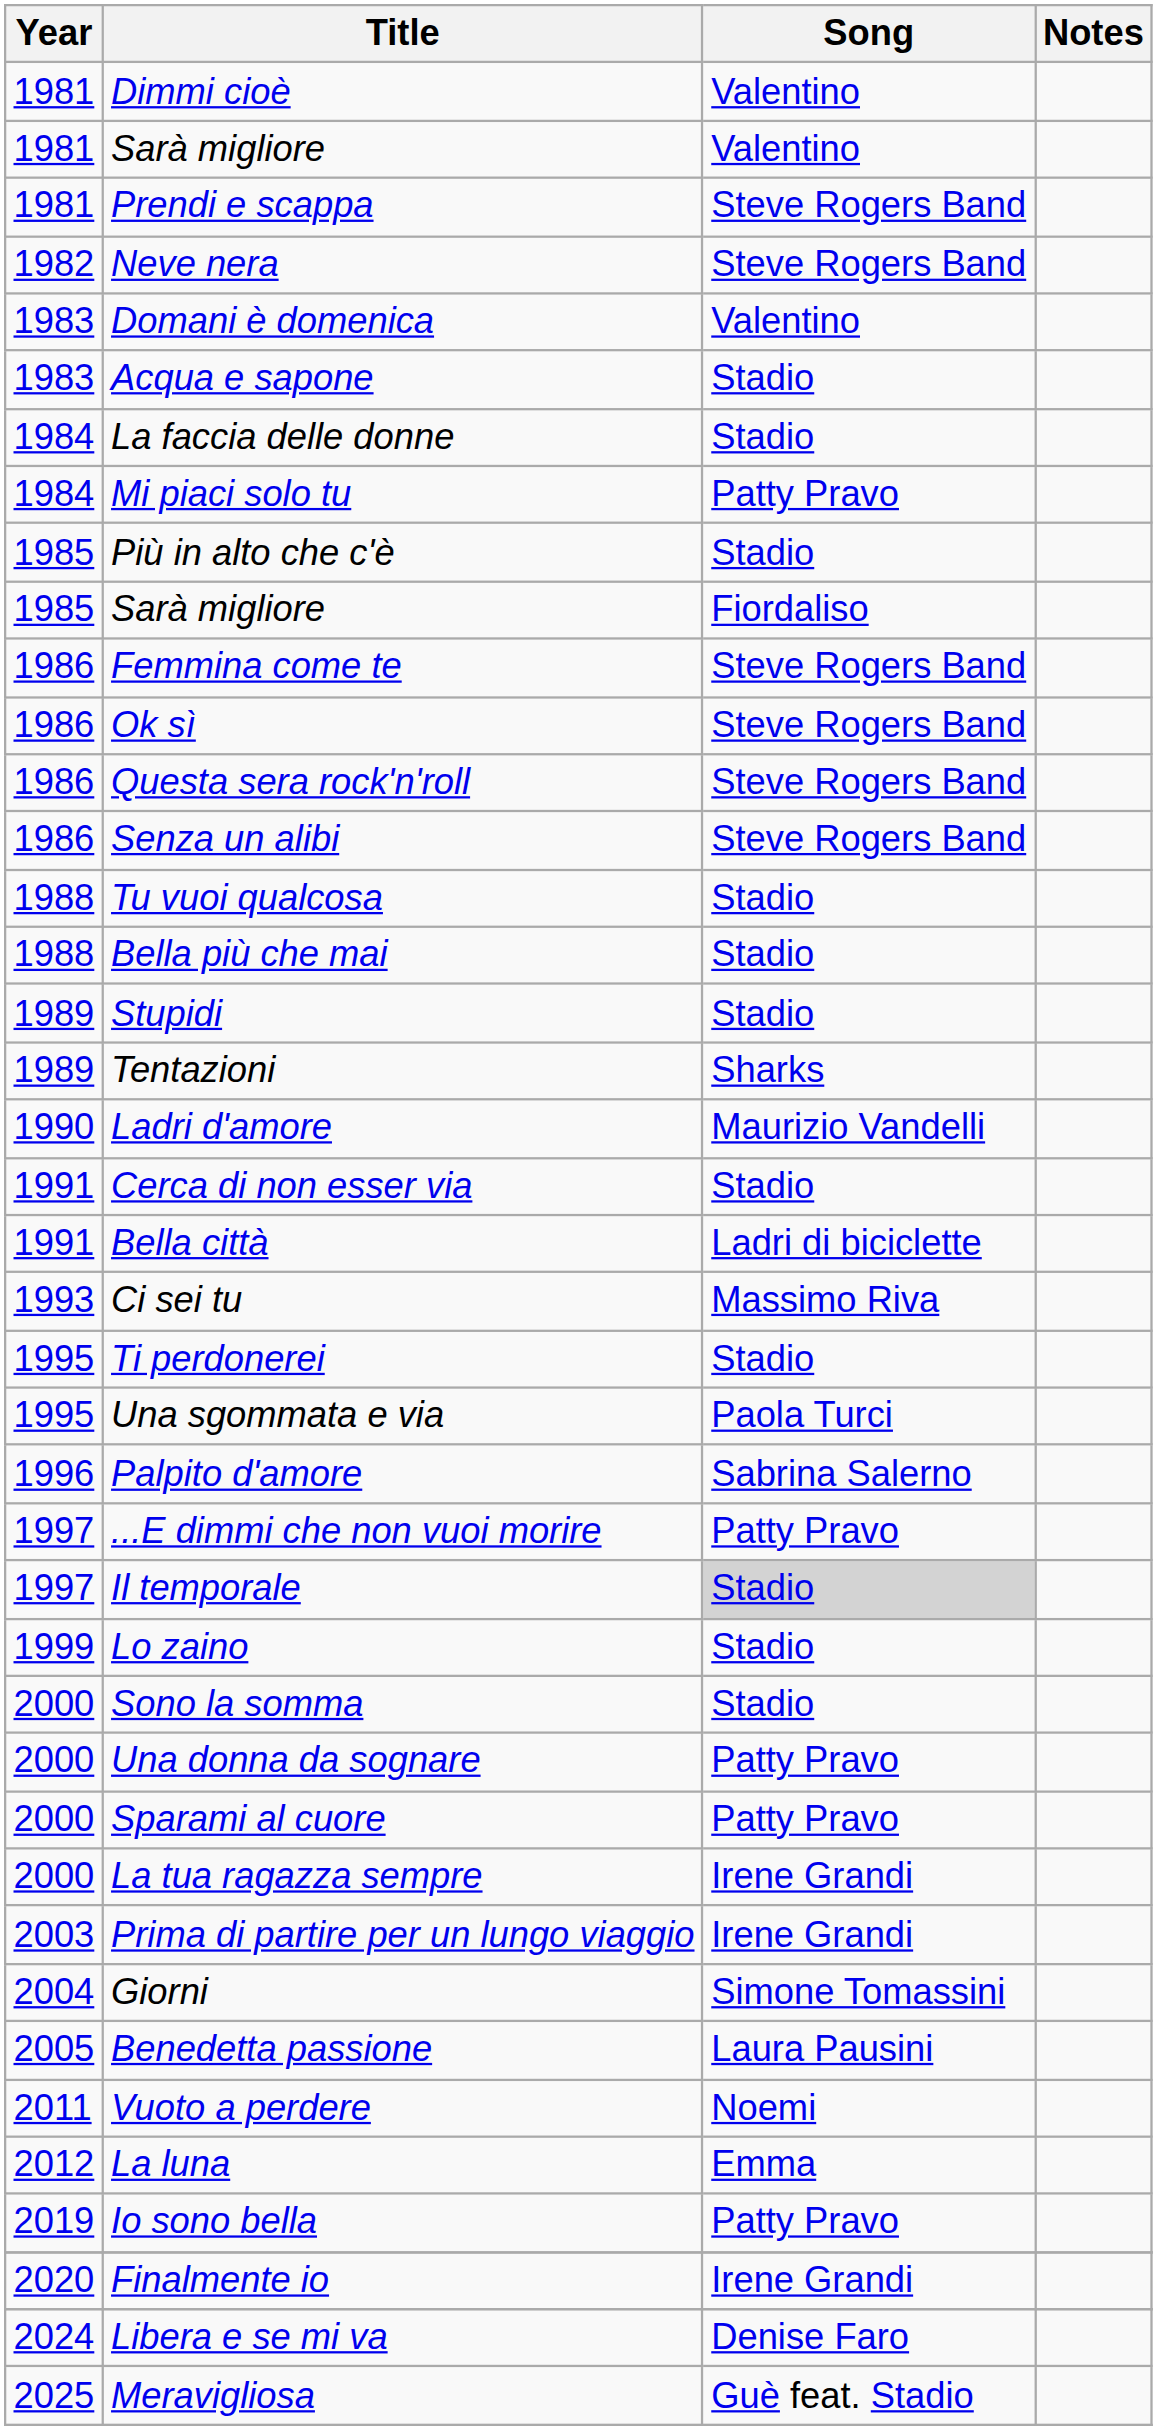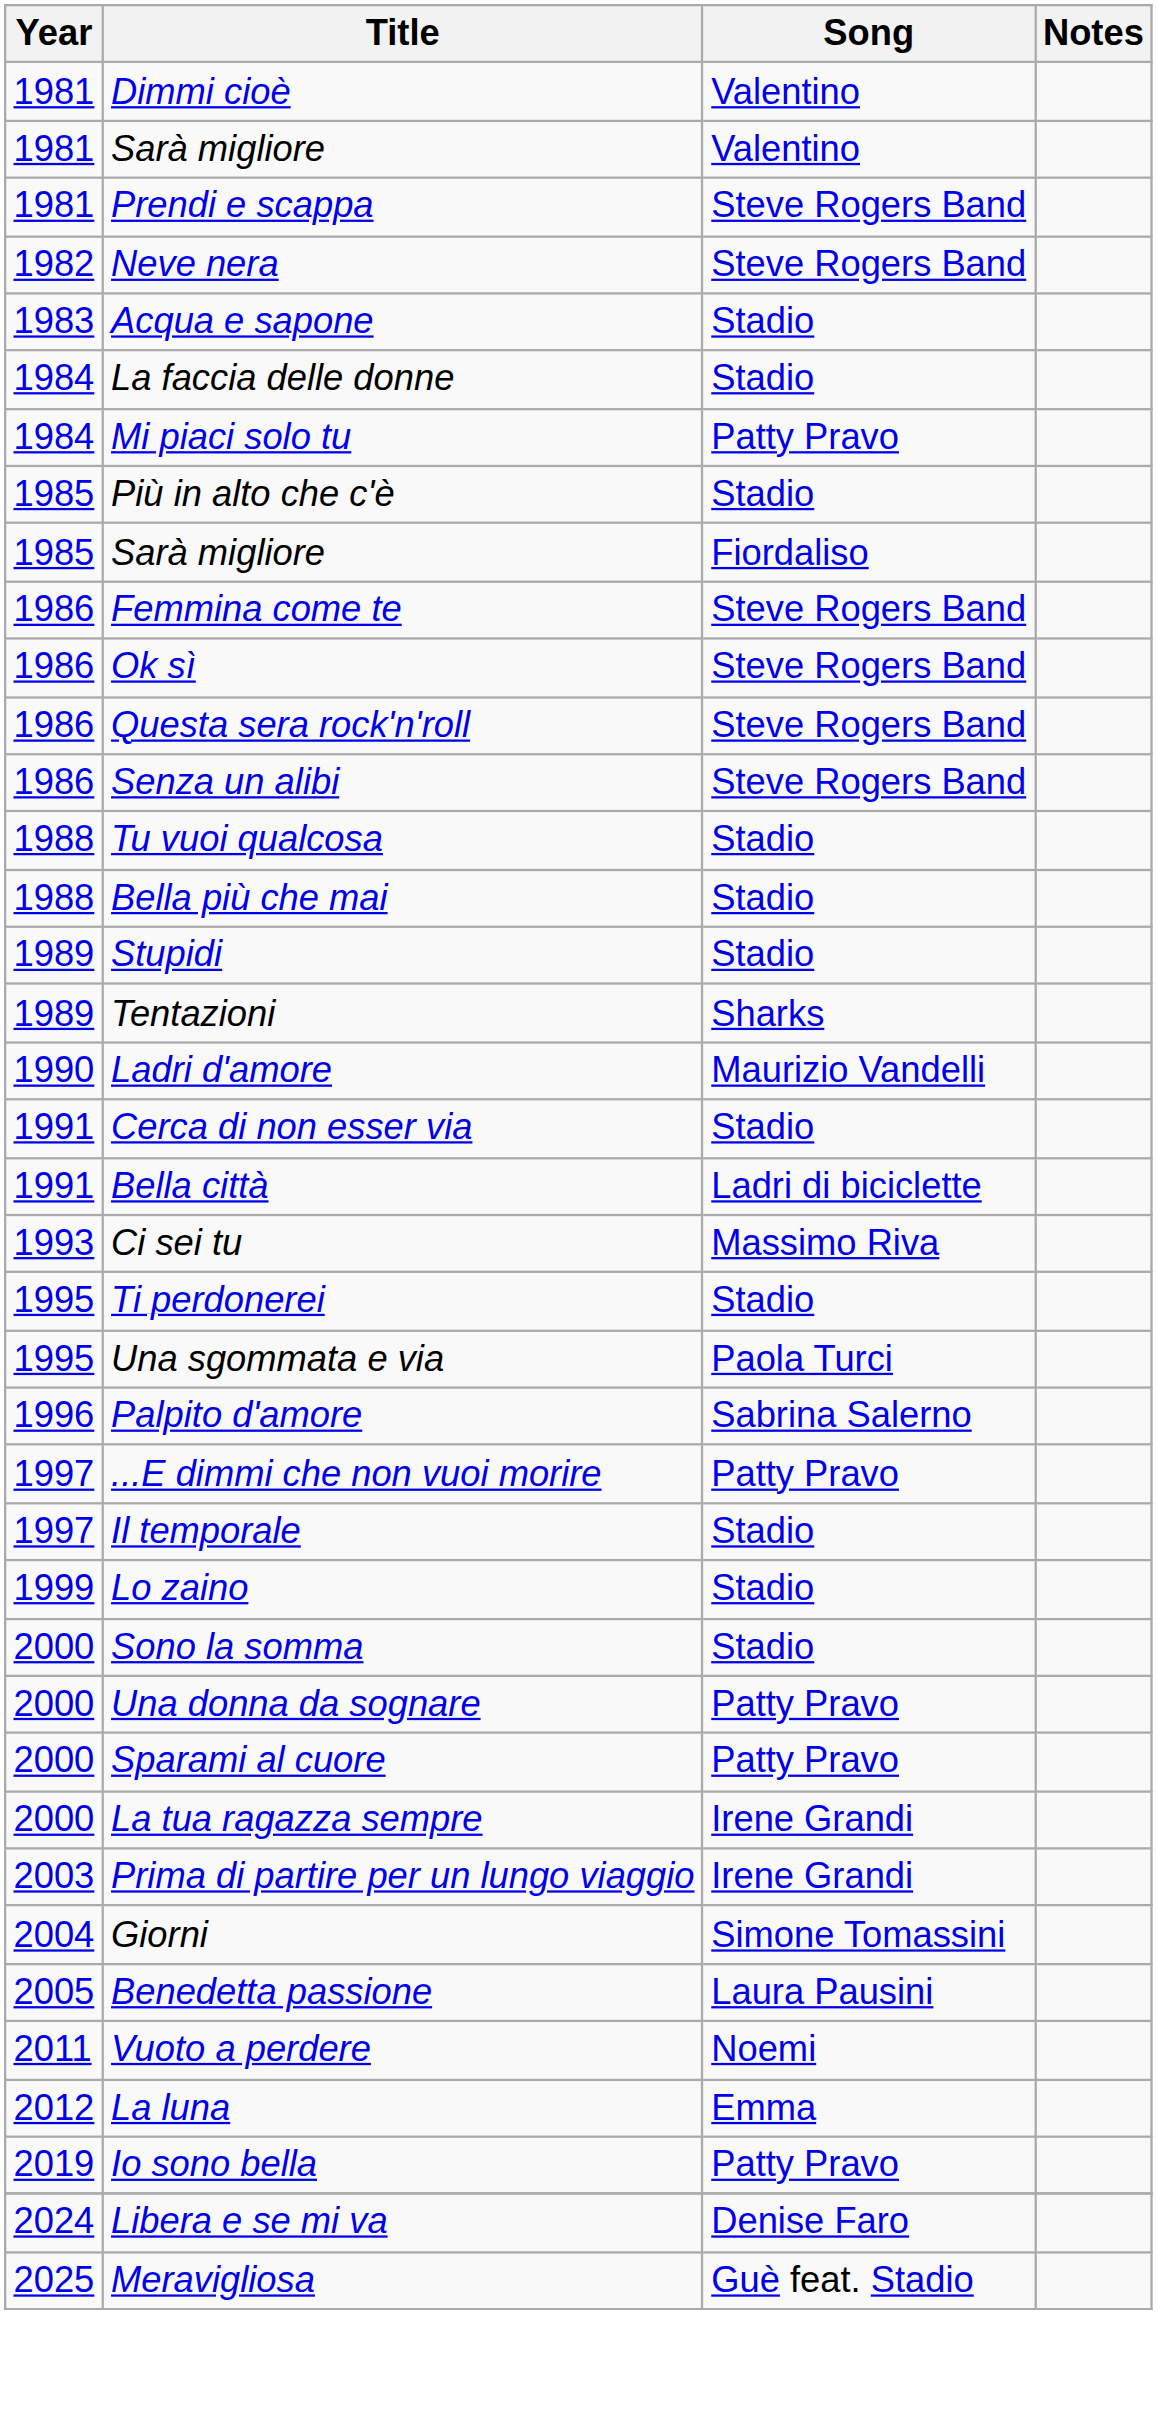- row: (54, 321)
(763, 1588) lightgrey background -> (763, 1530) no background
- row: (54, 2279)
